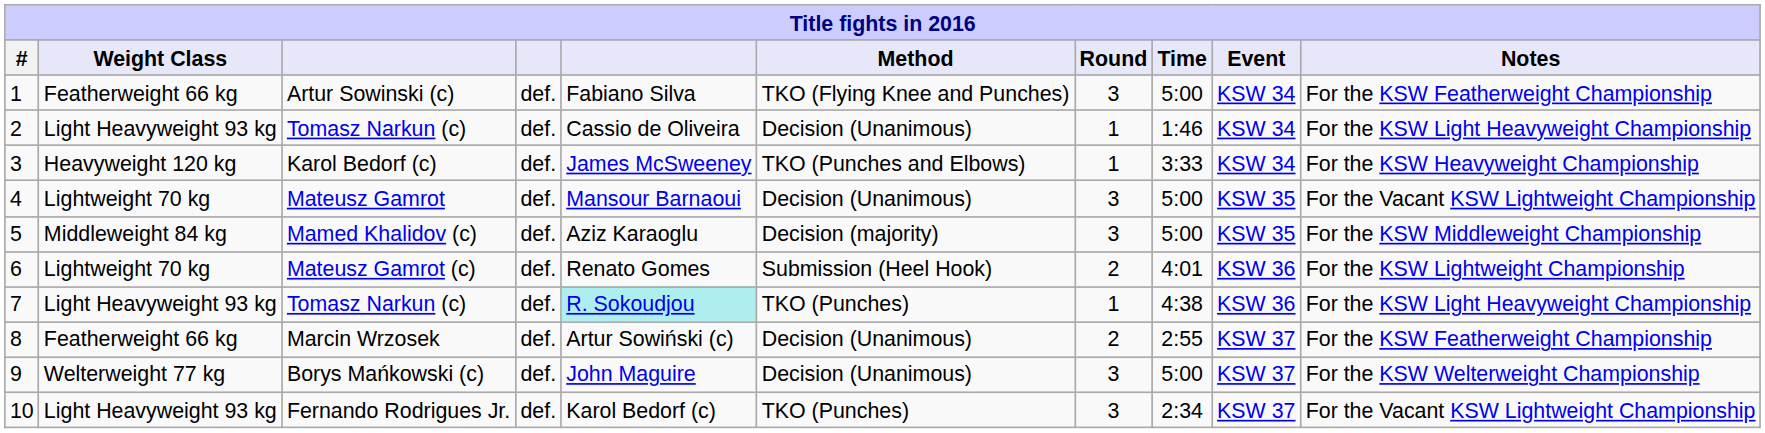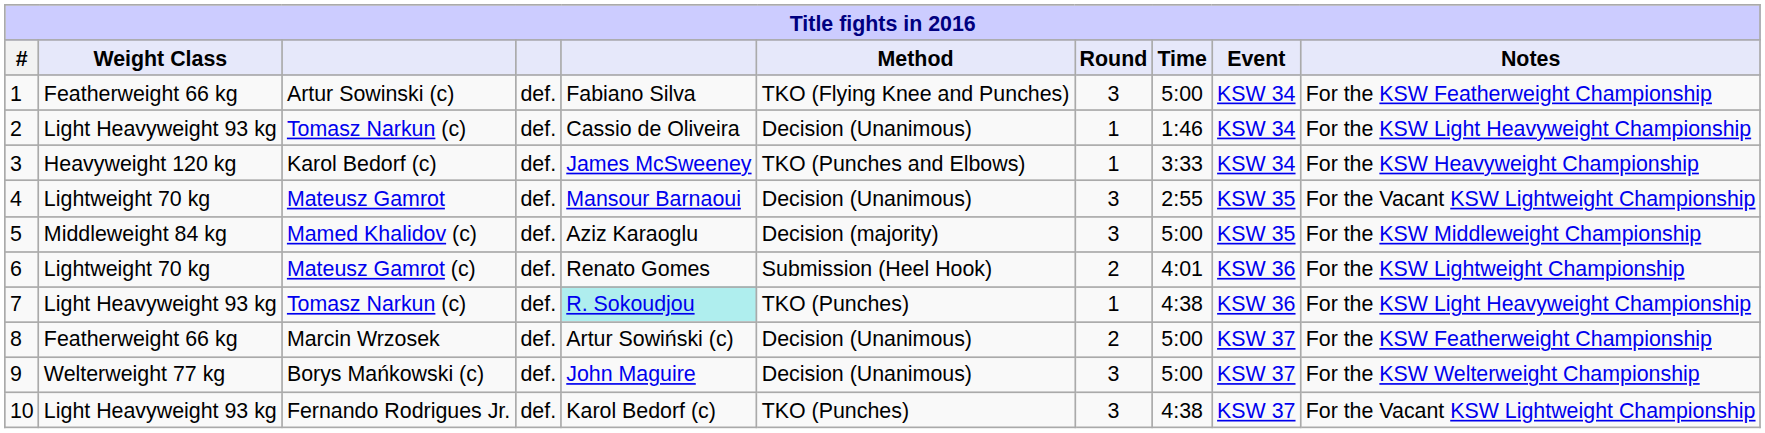(1182, 198) 5:00 -> (1182, 198) 2:55
(1182, 339) 2:55 -> (1182, 339) 5:00
(1182, 410) 2:34 -> (1182, 410) 4:38
